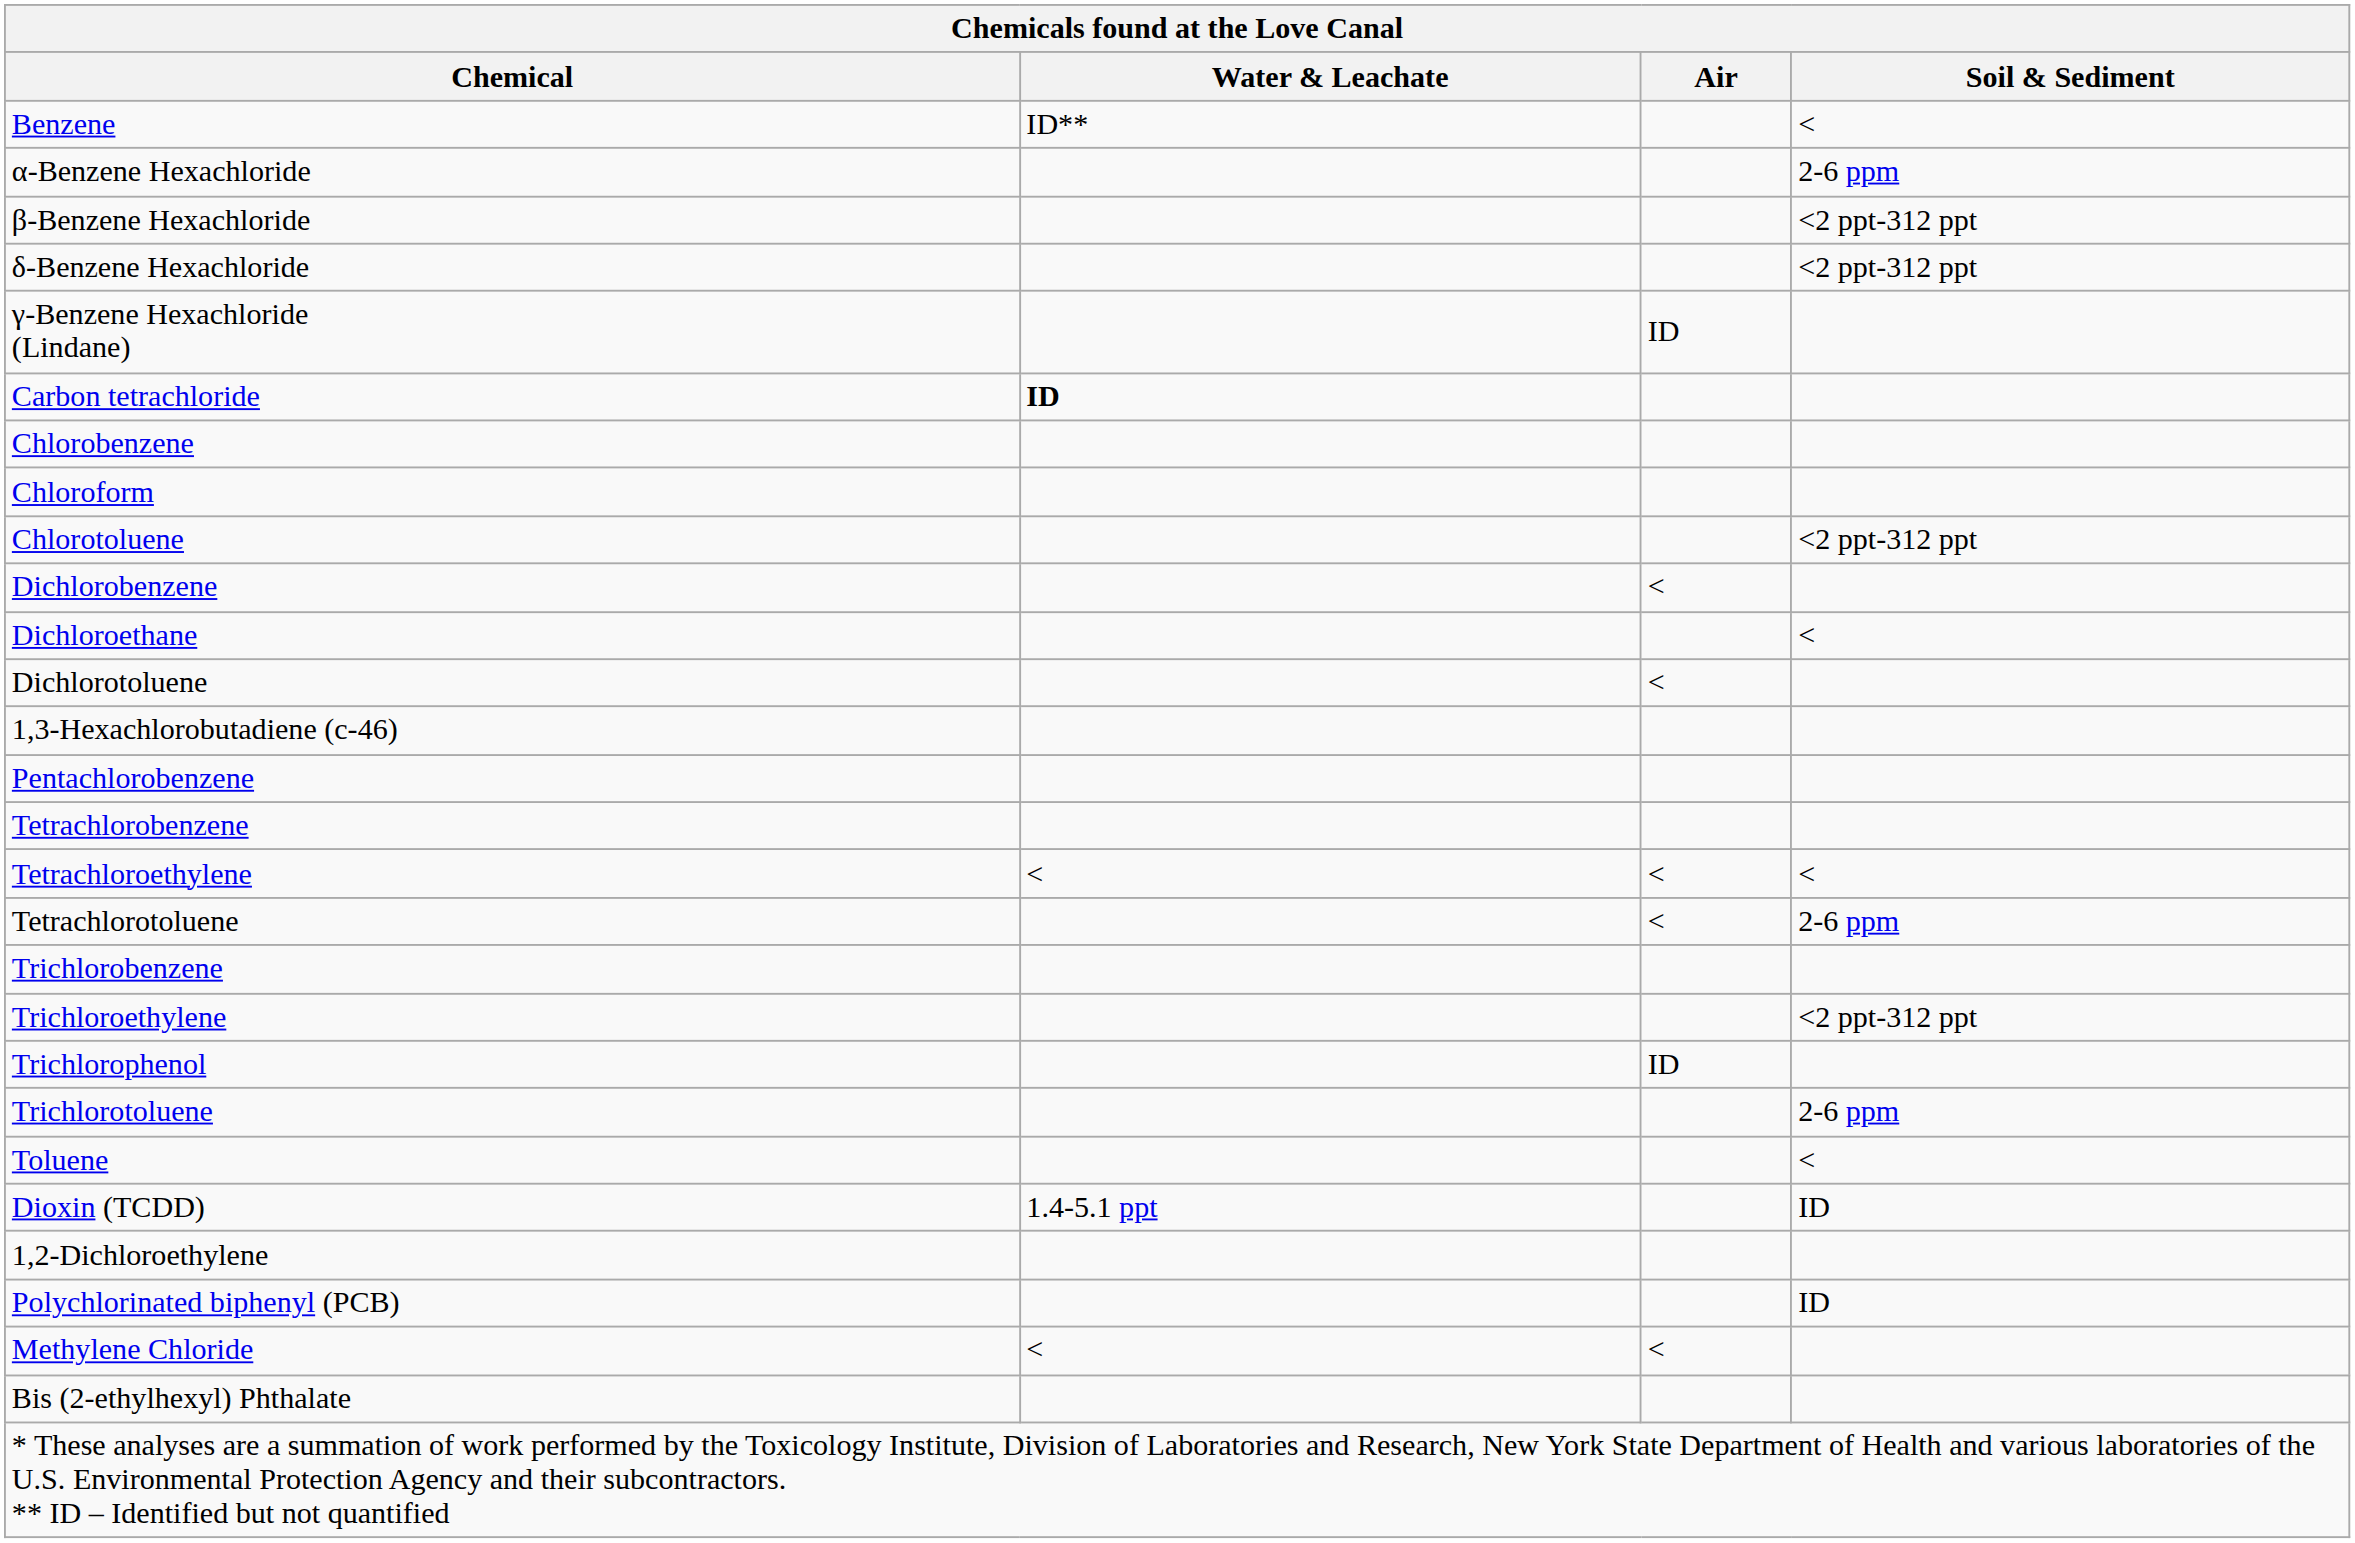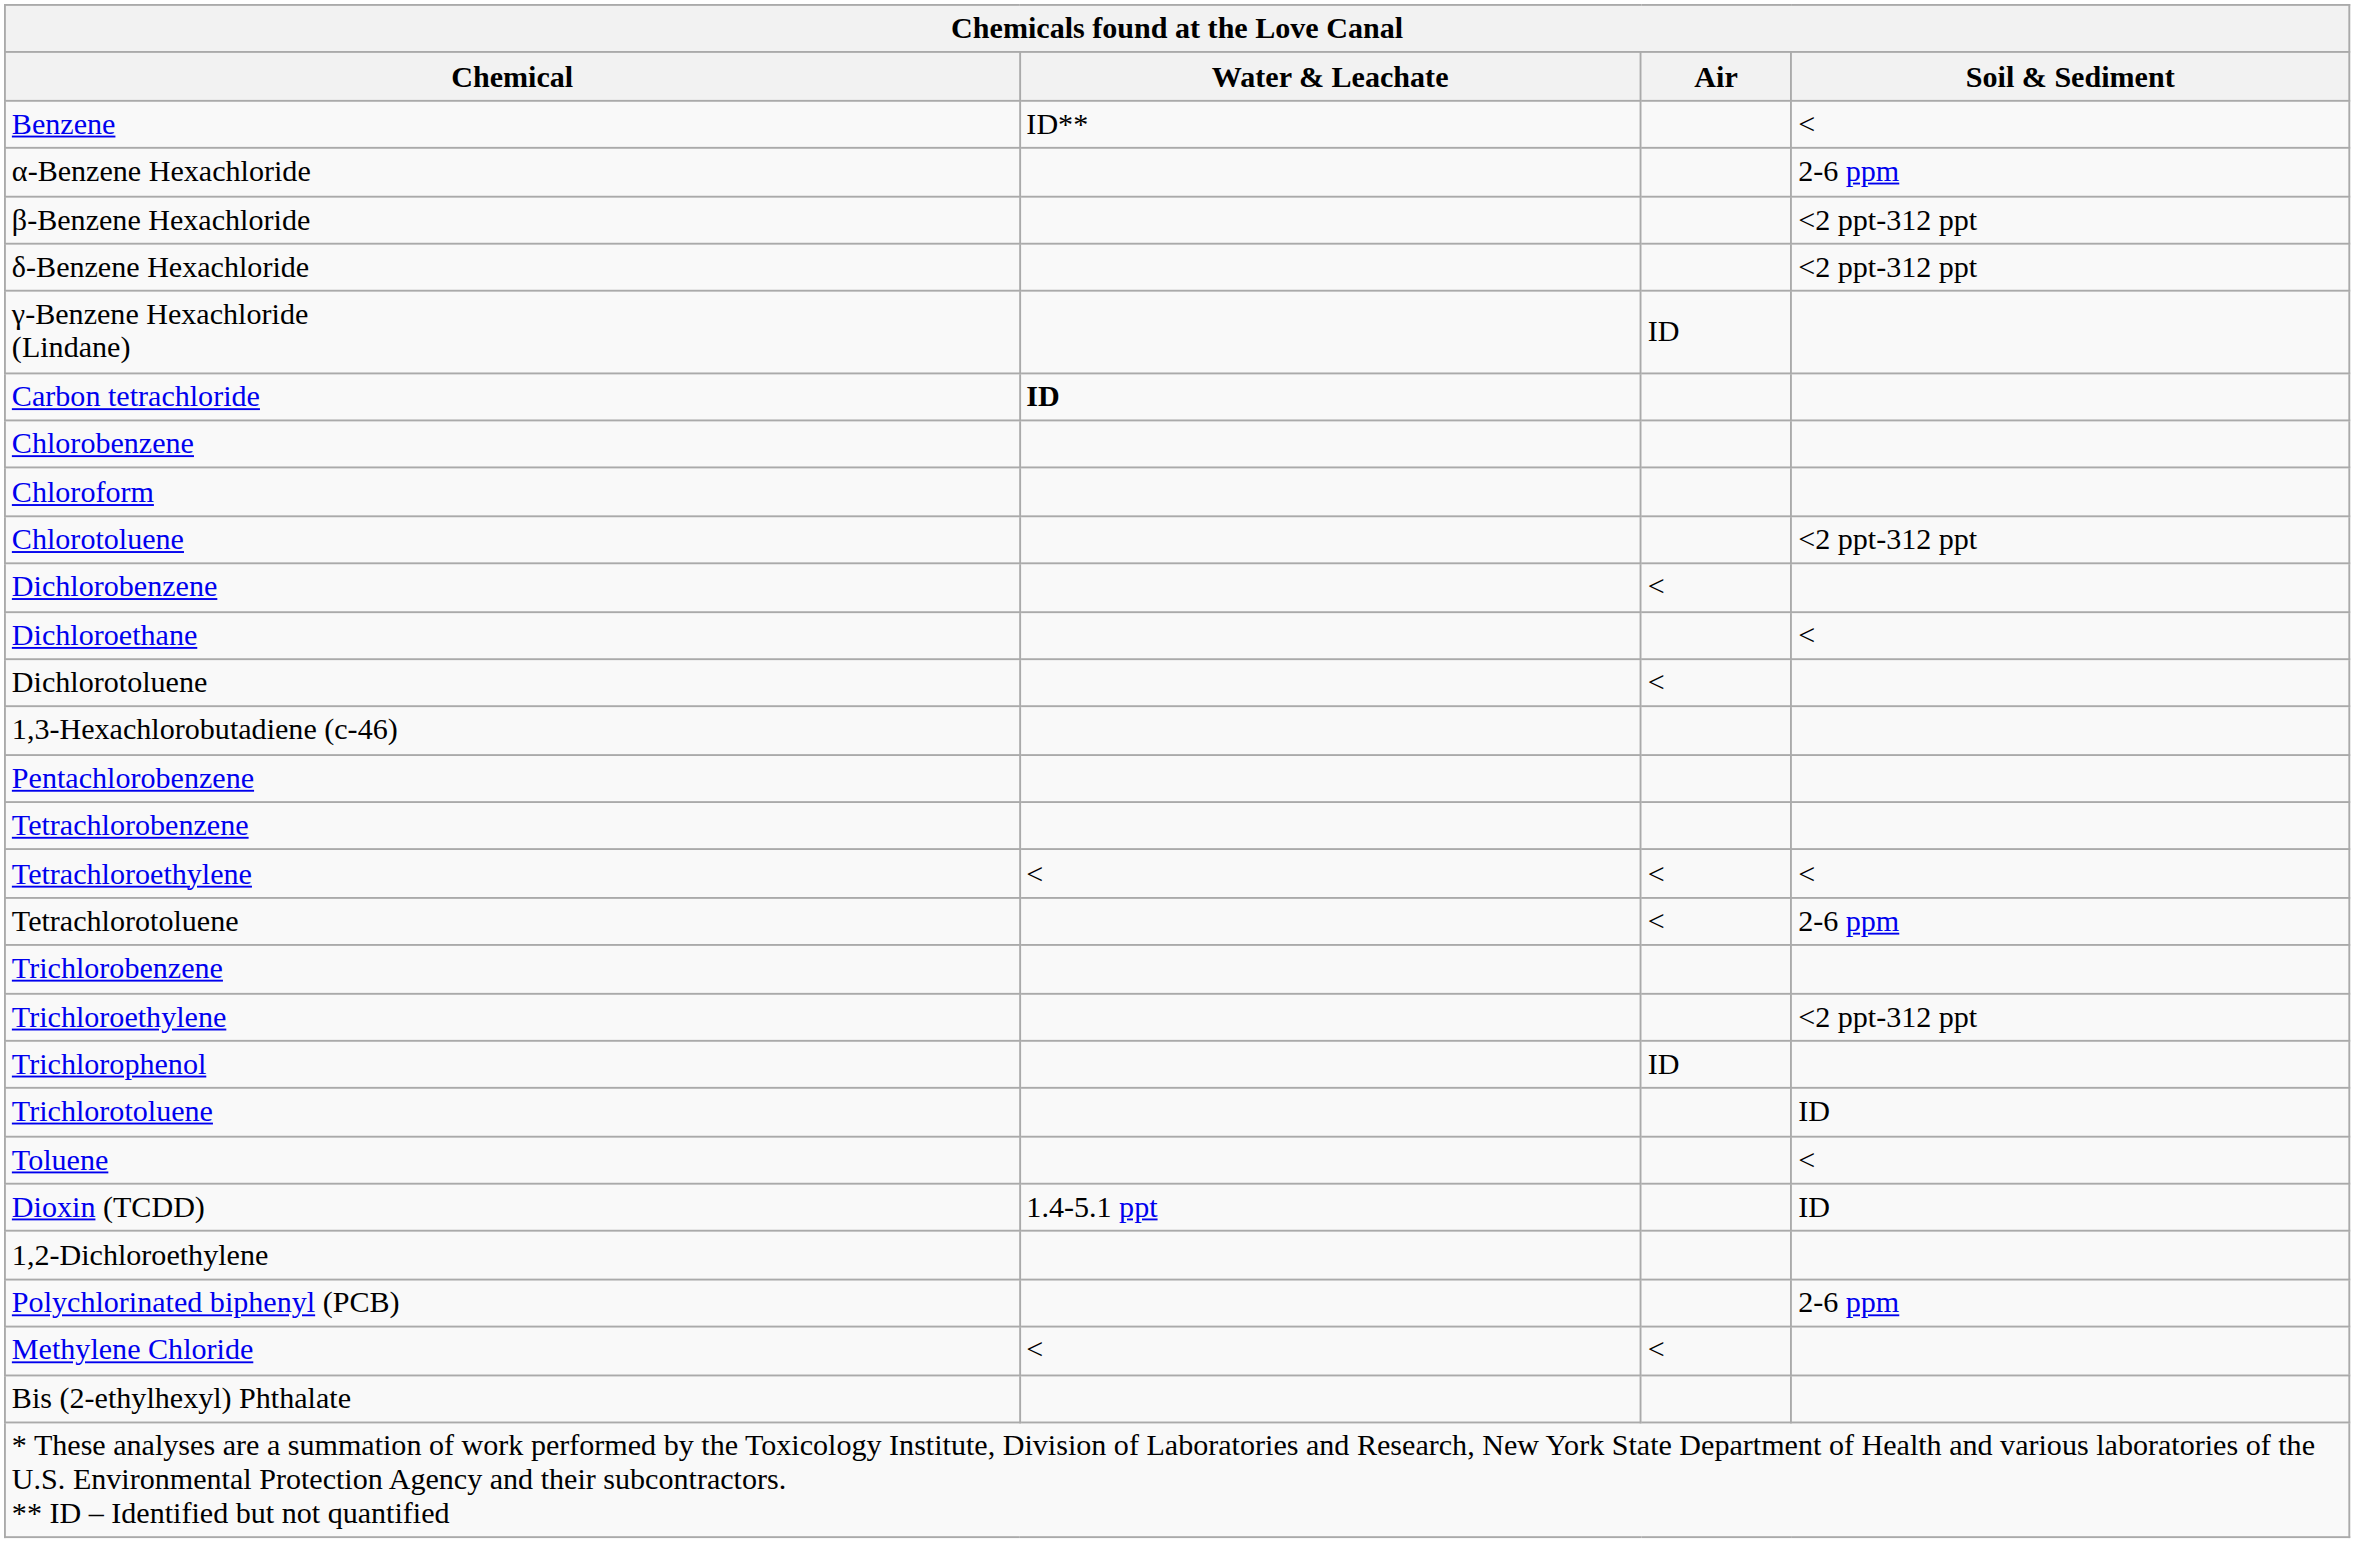(1849, 1111) 2-6 ppm -> (1814, 1111) ID
(1814, 1302) ID -> (1849, 1302) 2-6 ppm
